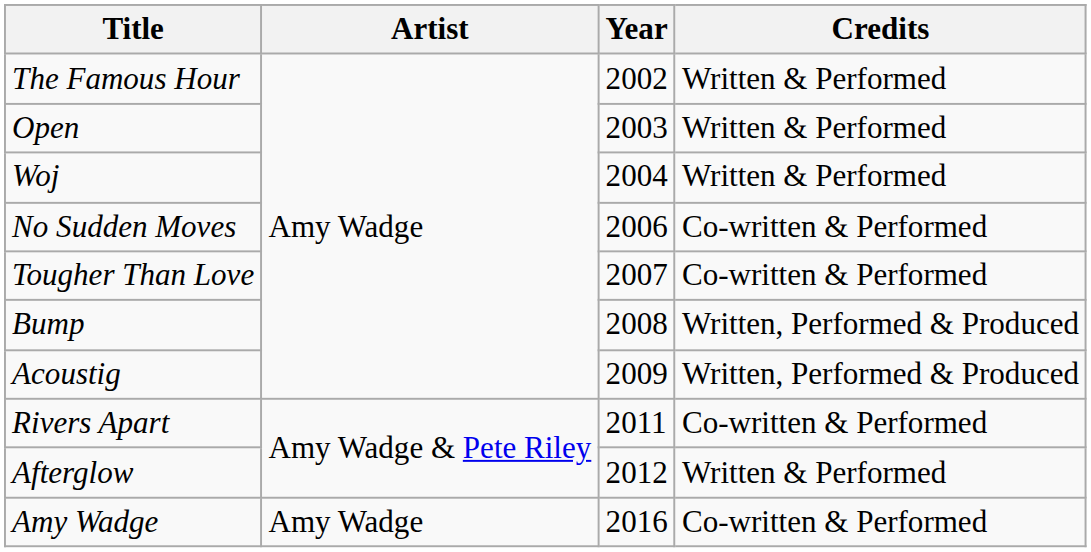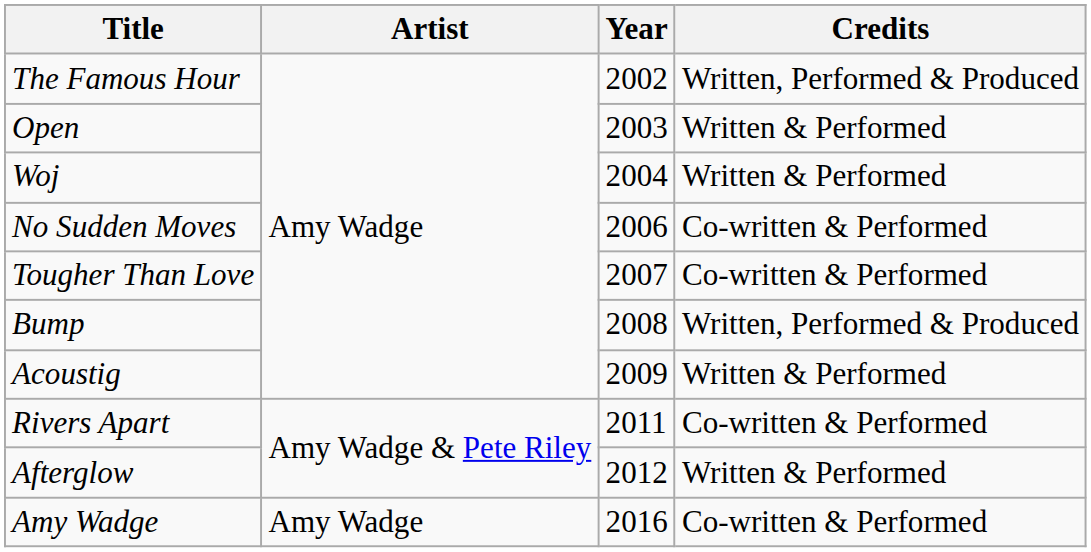(814, 78) Written & Performed -> (881, 78) Written, Performed & Produced
(881, 373) Written, Performed & Produced -> (814, 373) Written & Performed
